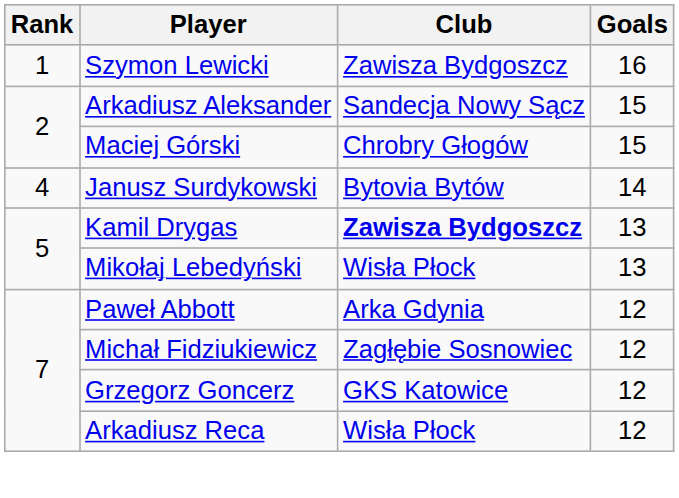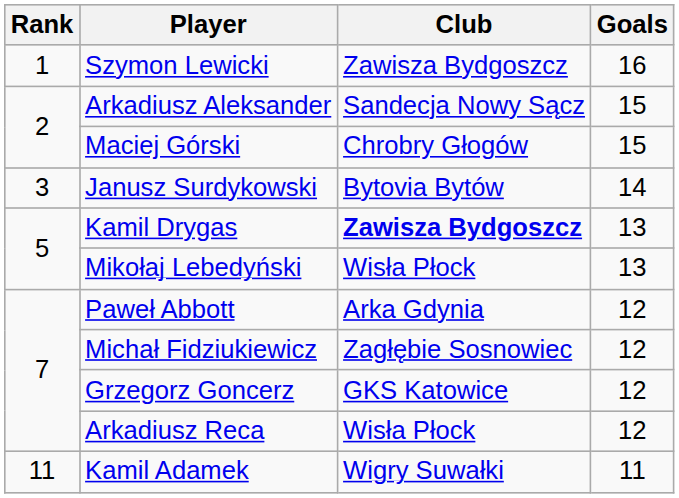(42, 187) 4 -> (42, 187) 3
+ row: (167, 471)
